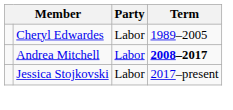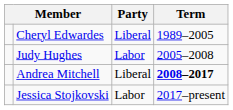(130, 34) Labor -> (133, 34) Liberal
+ row: (49, 54)
(130, 54) Labor -> (133, 74) Liberal
